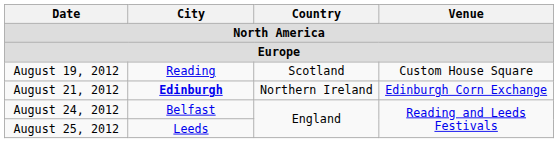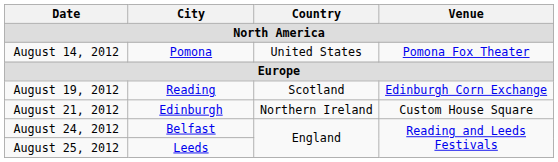+ row: (66, 52)
(466, 71) Custom House Square -> (466, 90) Edinburgh Corn Exchange
(191, 90) bold -> (191, 109) normal
(466, 90) Edinburgh Corn Exchange -> (466, 109) Custom House Square
